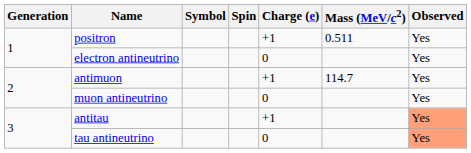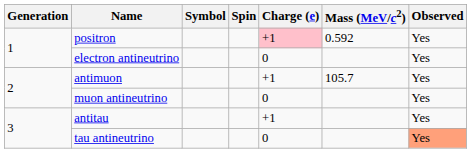(269, 37) no background -> (269, 37) pink background
(339, 37) 0.511 -> (339, 37) 0.592
(339, 78) 114.7 -> (339, 78) 105.7
(421, 118) lightsalmon background -> (421, 118) no background
